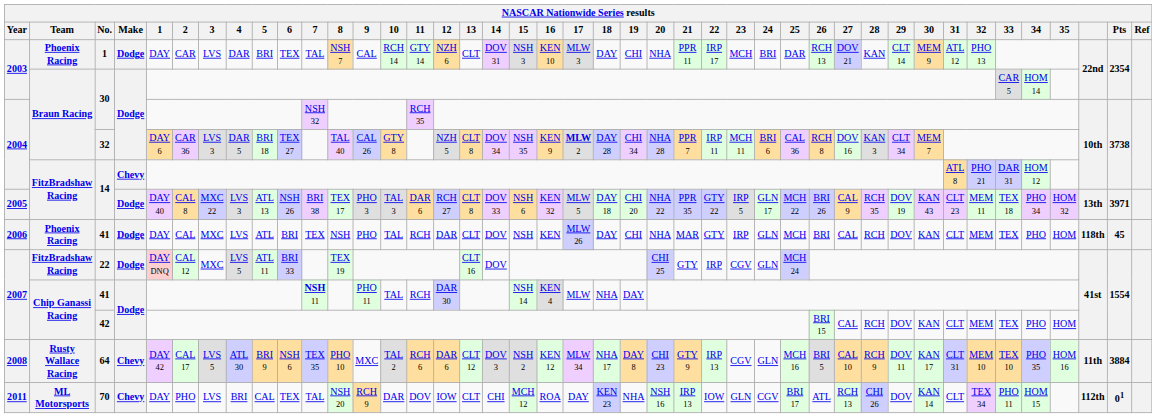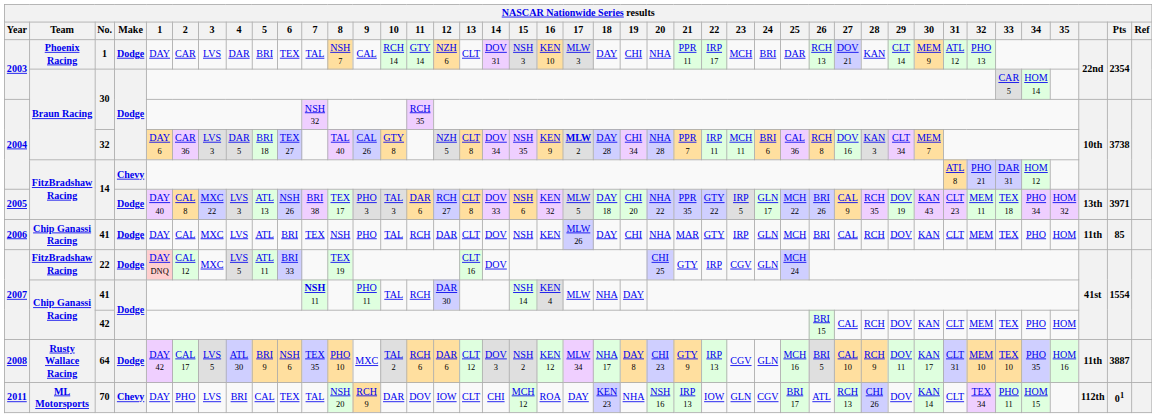(62, 234) Phoenix Racing -> (62, 234) Chip Ganassi Racing
(1093, 234) 118th -> (1093, 234) 11th
(1119, 234) 45 -> (1119, 234) 85
(131, 361) Chevy -> (131, 361) Dodge
(1119, 361) 3884 -> (1119, 361) 3887
